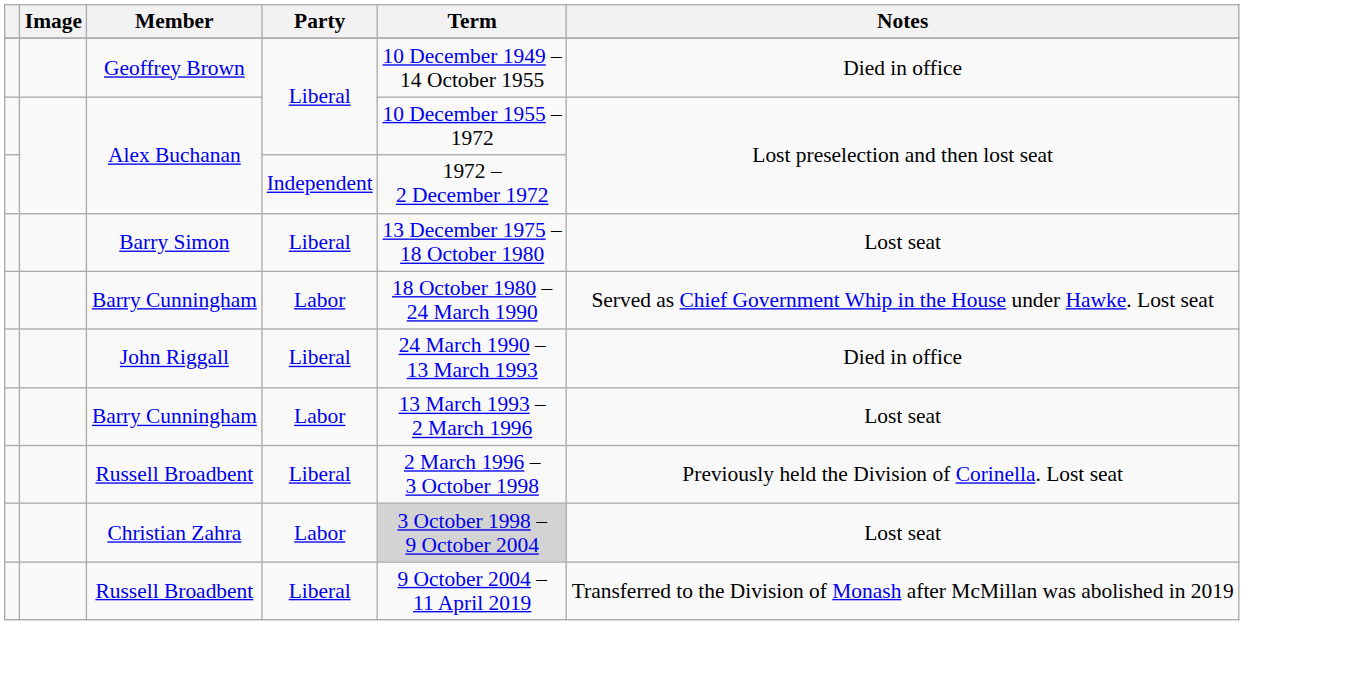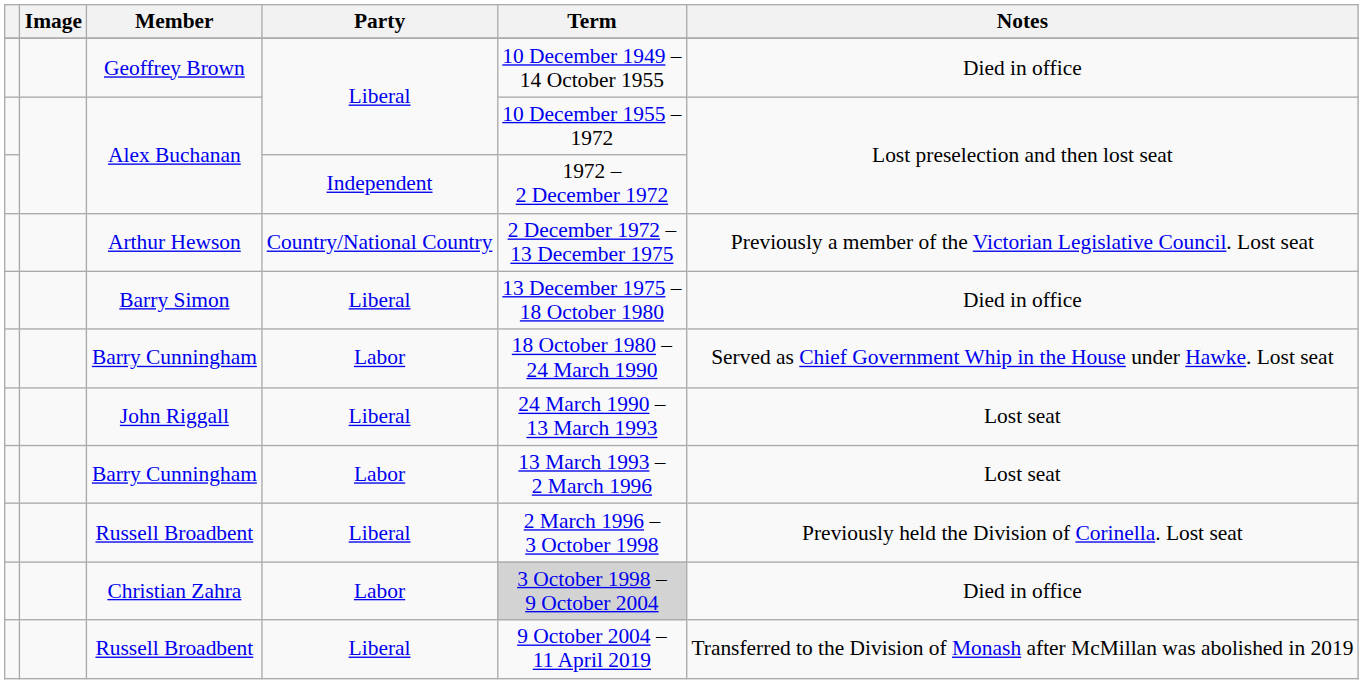+ row: (174, 241)
(903, 241) Lost seat -> (1022, 300) Died in office
(903, 358) Died in office -> (1022, 416) Lost seat
(903, 532) Lost seat -> (1022, 590) Died in office
